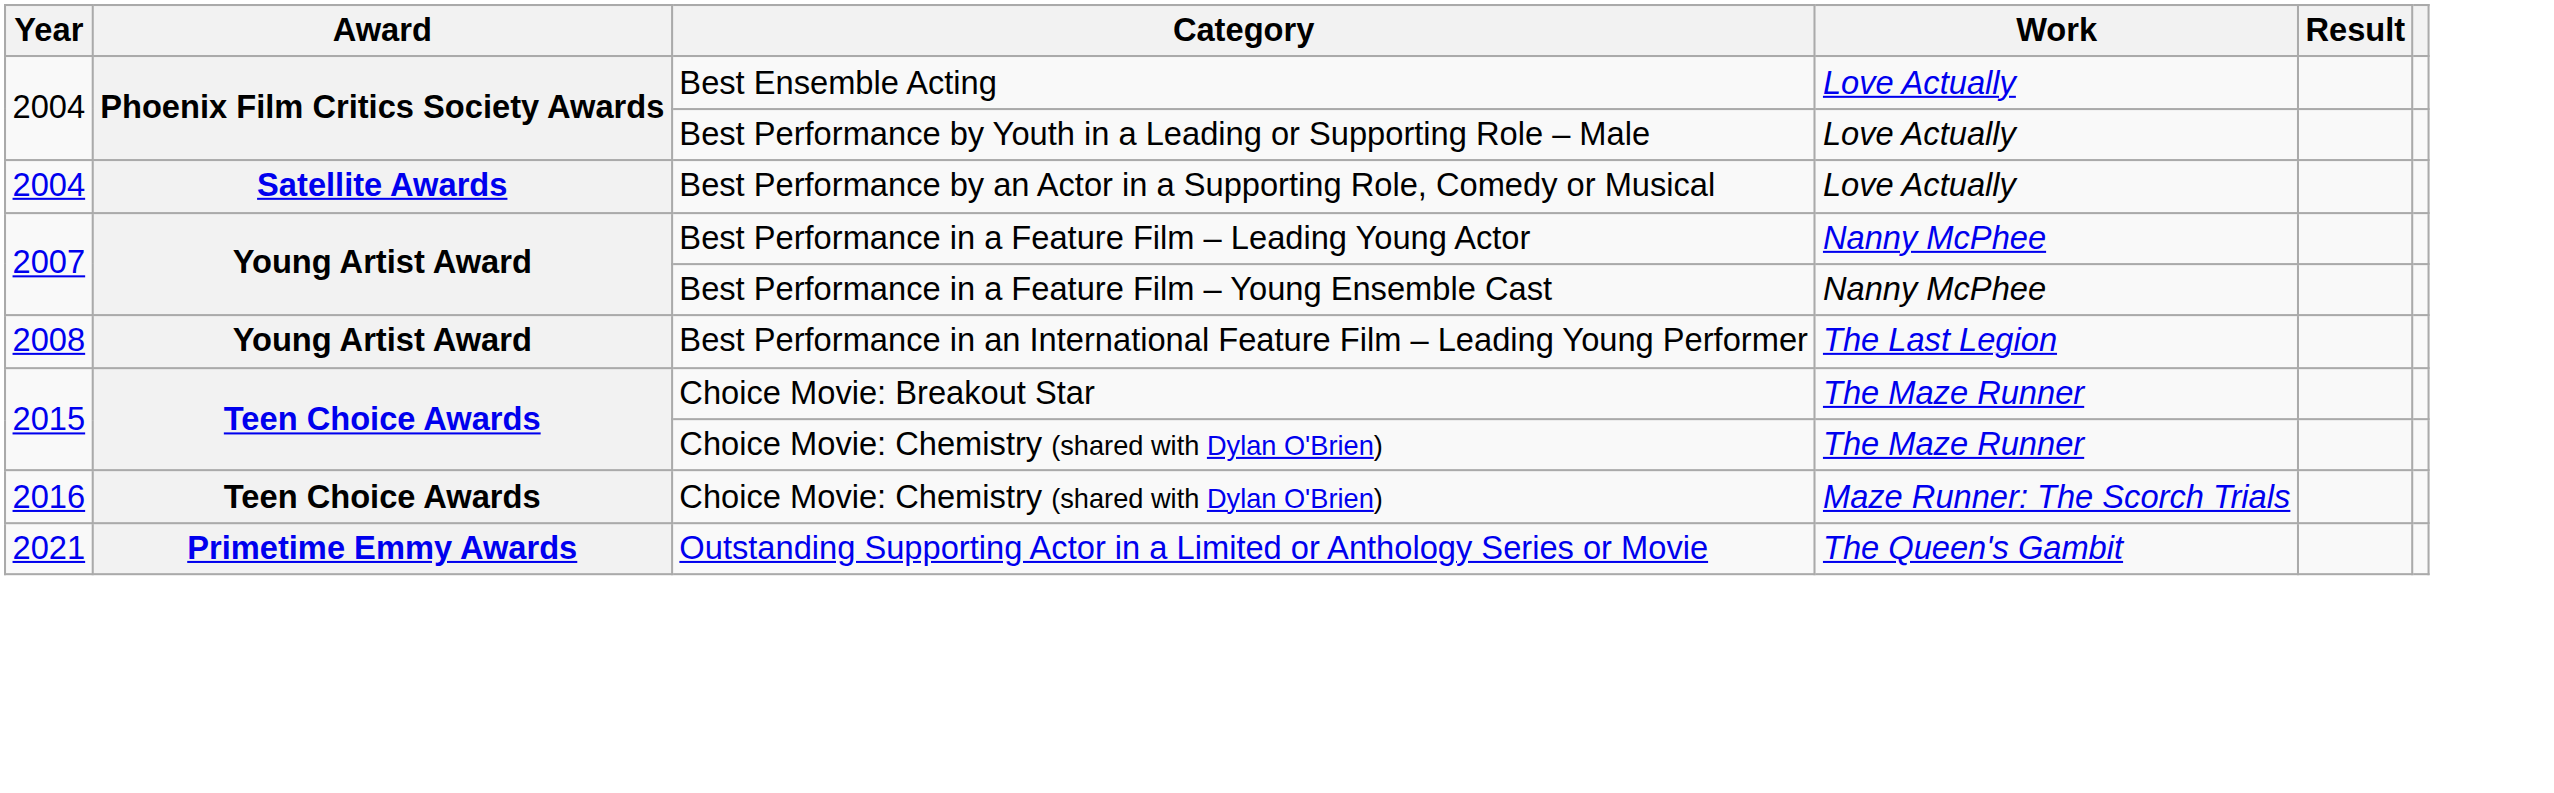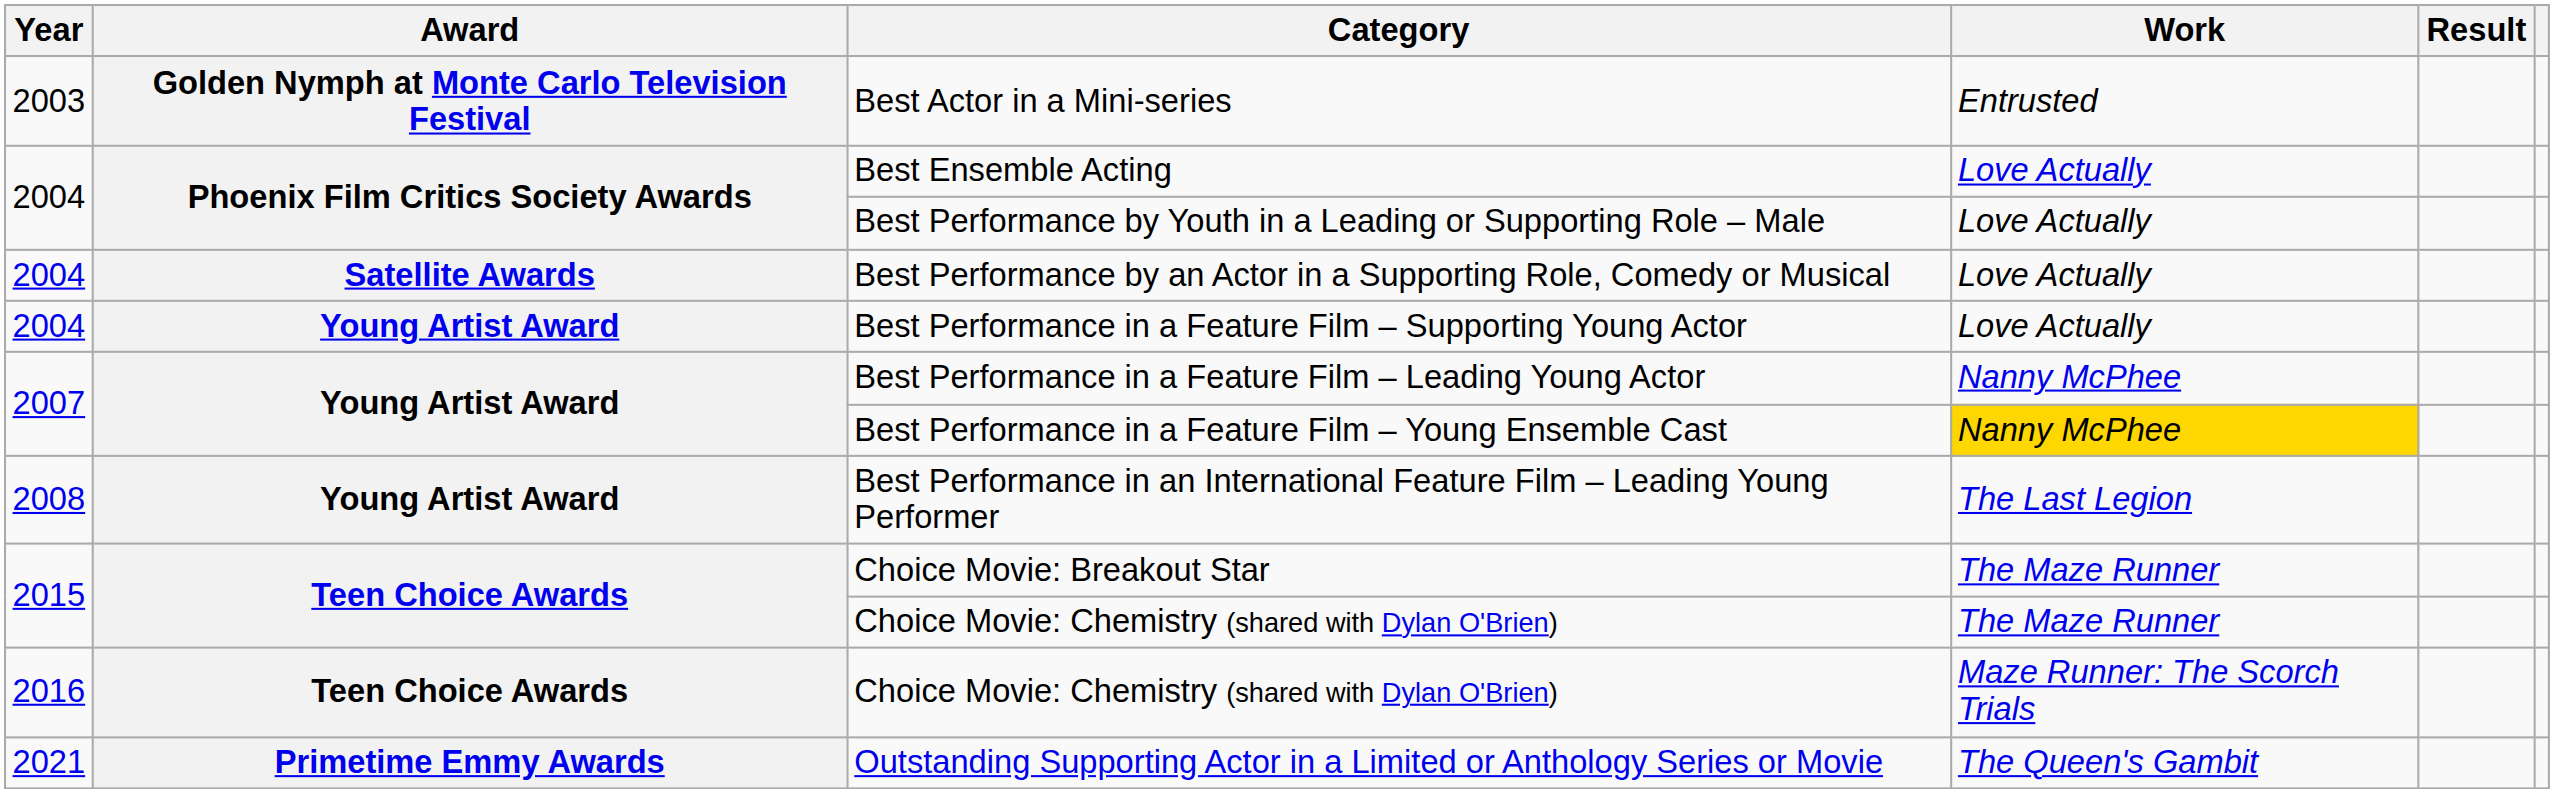+ row: (49, 100)
+ row: (49, 325)
(1935, 289) no background -> (2070, 429) gold background
